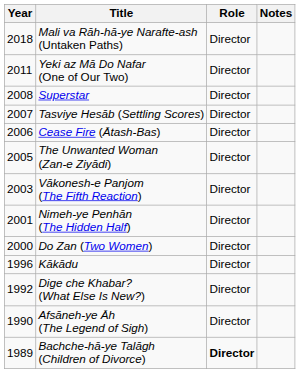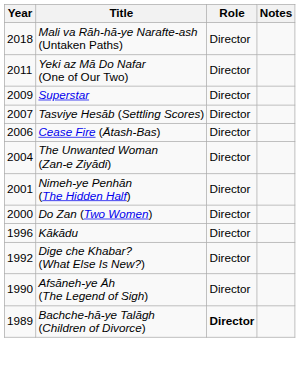(20, 95) 2008 -> (20, 95) 2009
(20, 157) 2005 -> (20, 157) 2004
- row: (91, 189)
